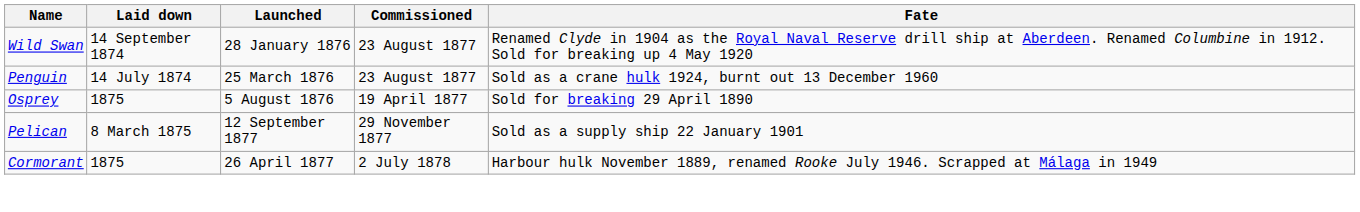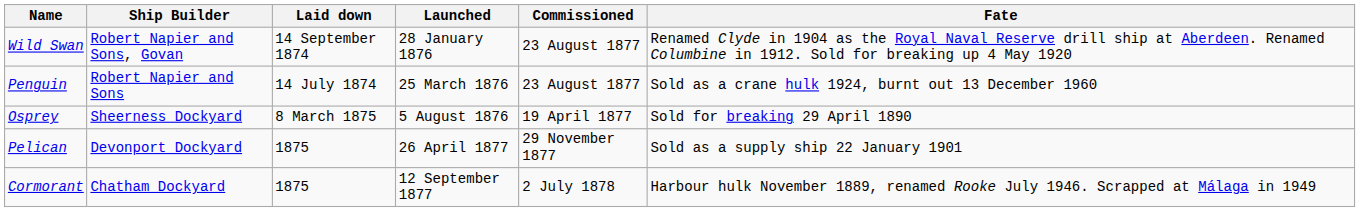+ column: (180, 16)
(107, 101) 1875 -> (326, 117) 8 March 1875
(141, 132) 8 March 1875 -> (292, 148) 1875
(275, 132) 12 September 1877 -> (454, 148) 26 April 1877
(279, 163) 26 April 1877 -> (449, 187) 12 September 1877
